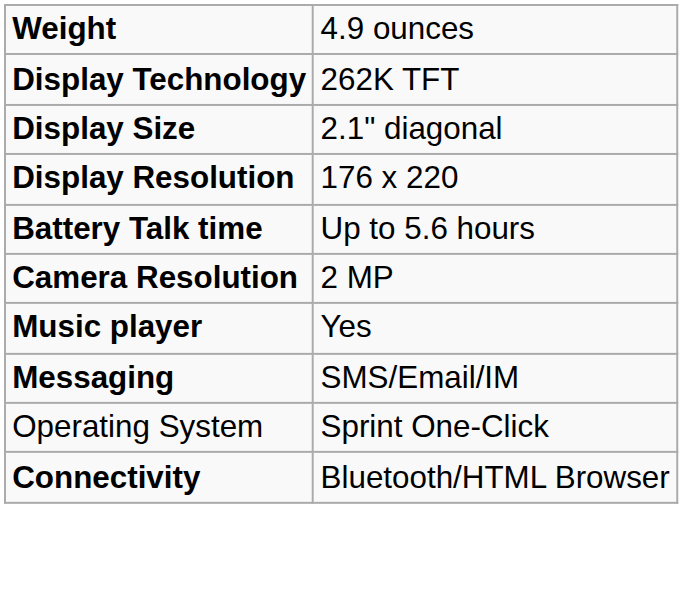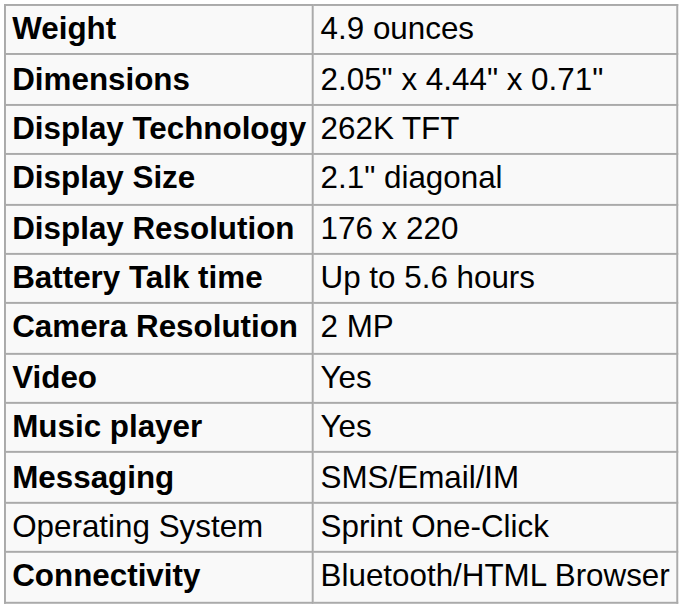+ row: (101, 79)
+ row: (55, 377)
